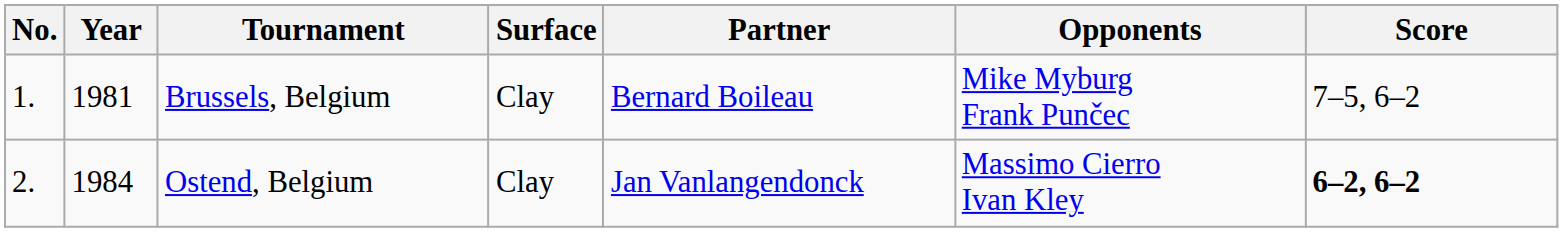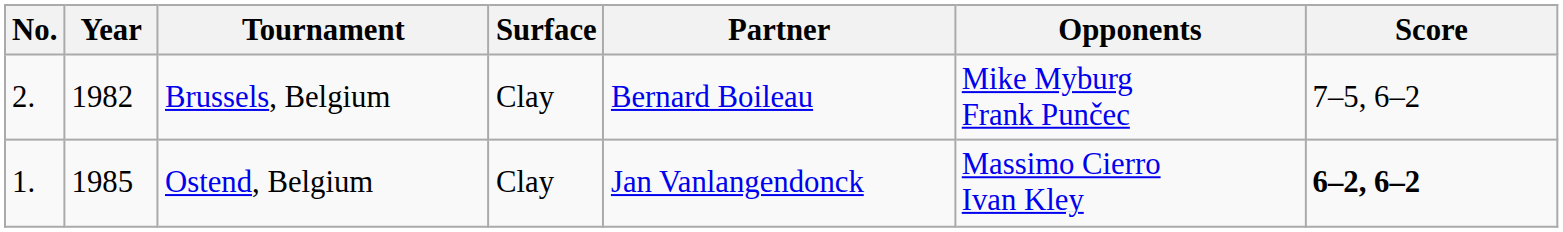(24, 96) 1. -> (24, 96) 2.
(102, 96) 1981 -> (102, 96) 1982
(24, 182) 2. -> (24, 182) 1.
(102, 182) 1984 -> (102, 182) 1985
